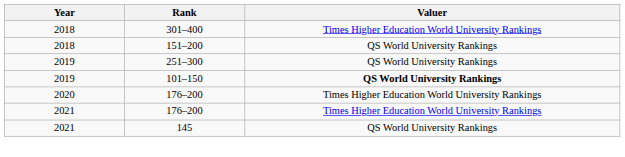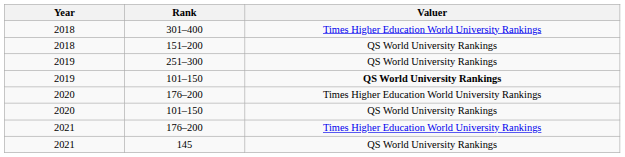+ row: (64, 111)
